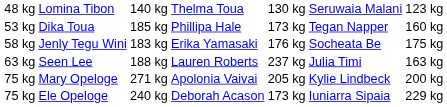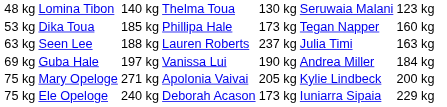- row: (83, 44)
+ row: (69, 61)
